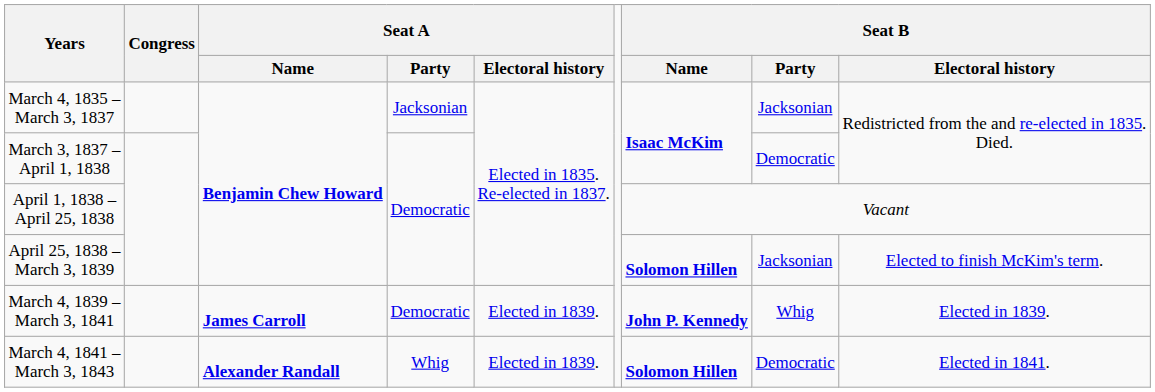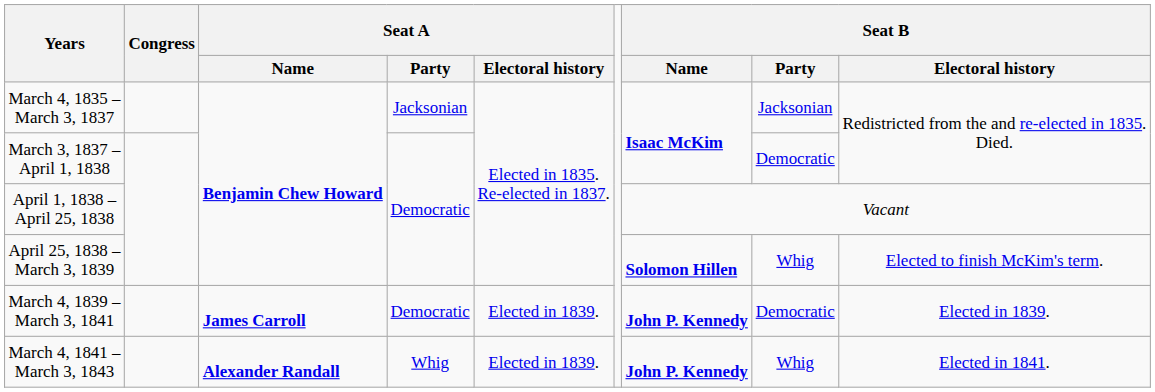(795, 260) Jacksonian -> (795, 260) Whig
(795, 311) Whig -> (795, 311) Democratic
(681, 371) Solomon Hillen -> (687, 371) John P. Kennedy
(795, 362) Democratic -> (795, 362) Whig
